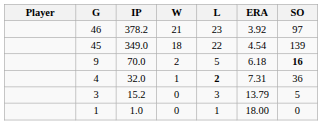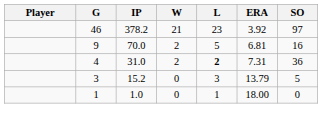- row: (96, 45)
(257, 62) 6.18 -> (257, 45) 6.81
(297, 62) bold -> (297, 45) normal
(136, 78) 32.0 -> (136, 62) 31.0
(177, 78) 1 -> (177, 62) 2
